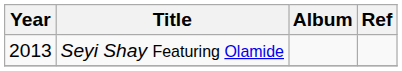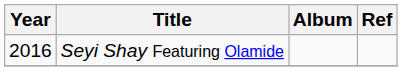(30, 50) 2013 -> (30, 50) 2016
